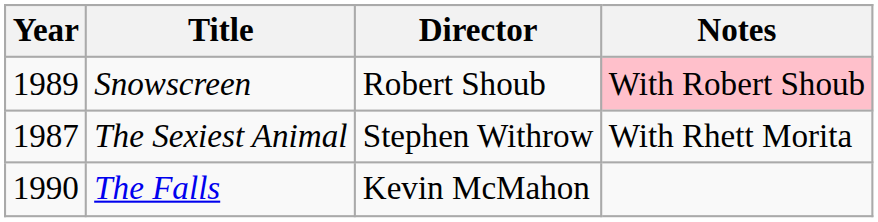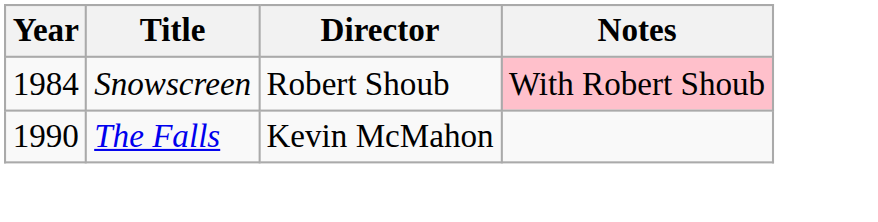(46, 83) 1989 -> (46, 83) 1984
- row: (221, 135)
